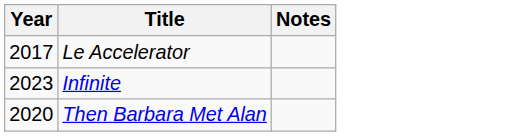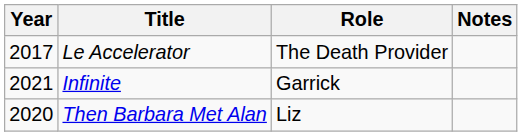+ column: (362, 20)
(31, 83) 2023 -> (31, 83) 2021
